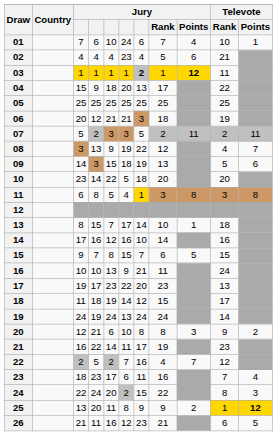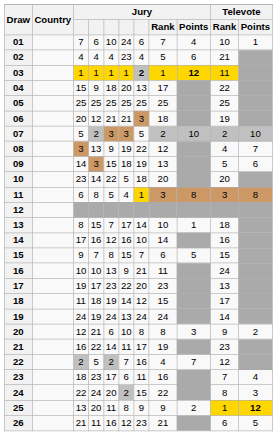(225, 73) no background -> (225, 73) gold background
(194, 133) 11 -> (194, 133) 10
(255, 133) 11 -> (255, 133) 10
